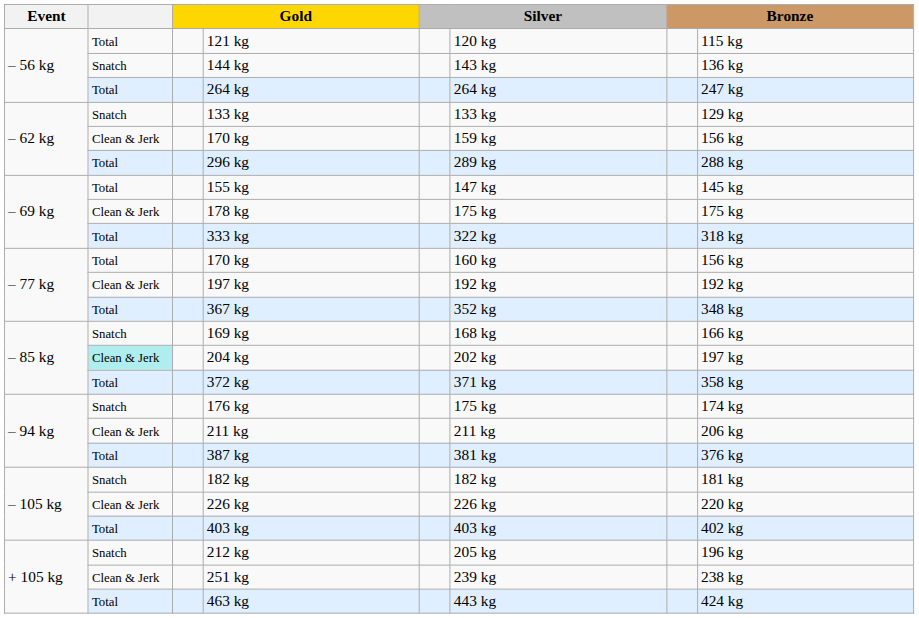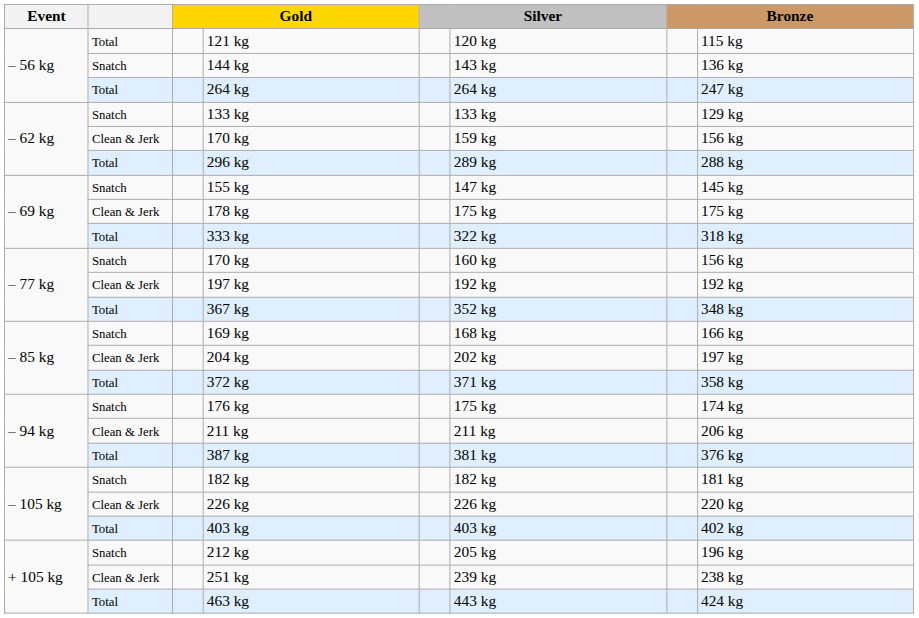(105, 188) Total -> (109, 188) Snatch
(105, 261) Total -> (109, 261) Snatch
(126, 358) paleturquoise background -> (126, 358) no background
